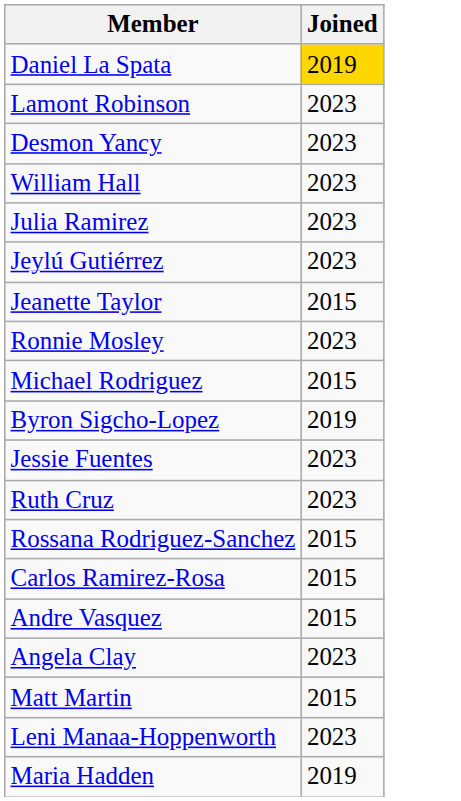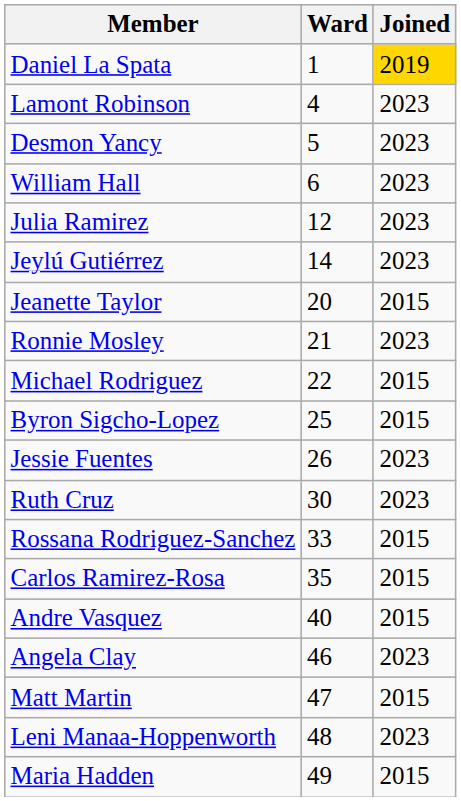+ column: (337, 24)
(332, 420) 2019 -> (404, 420) 2015
(332, 776) 2019 -> (404, 776) 2015
